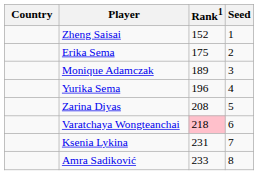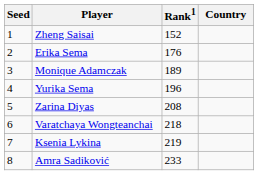columns swapped: (32, 15) <-> (239, 15)
(200, 52) 175 -> (173, 52) 176
(200, 124) pink background -> (173, 124) no background
(200, 142) 231 -> (173, 142) 219
